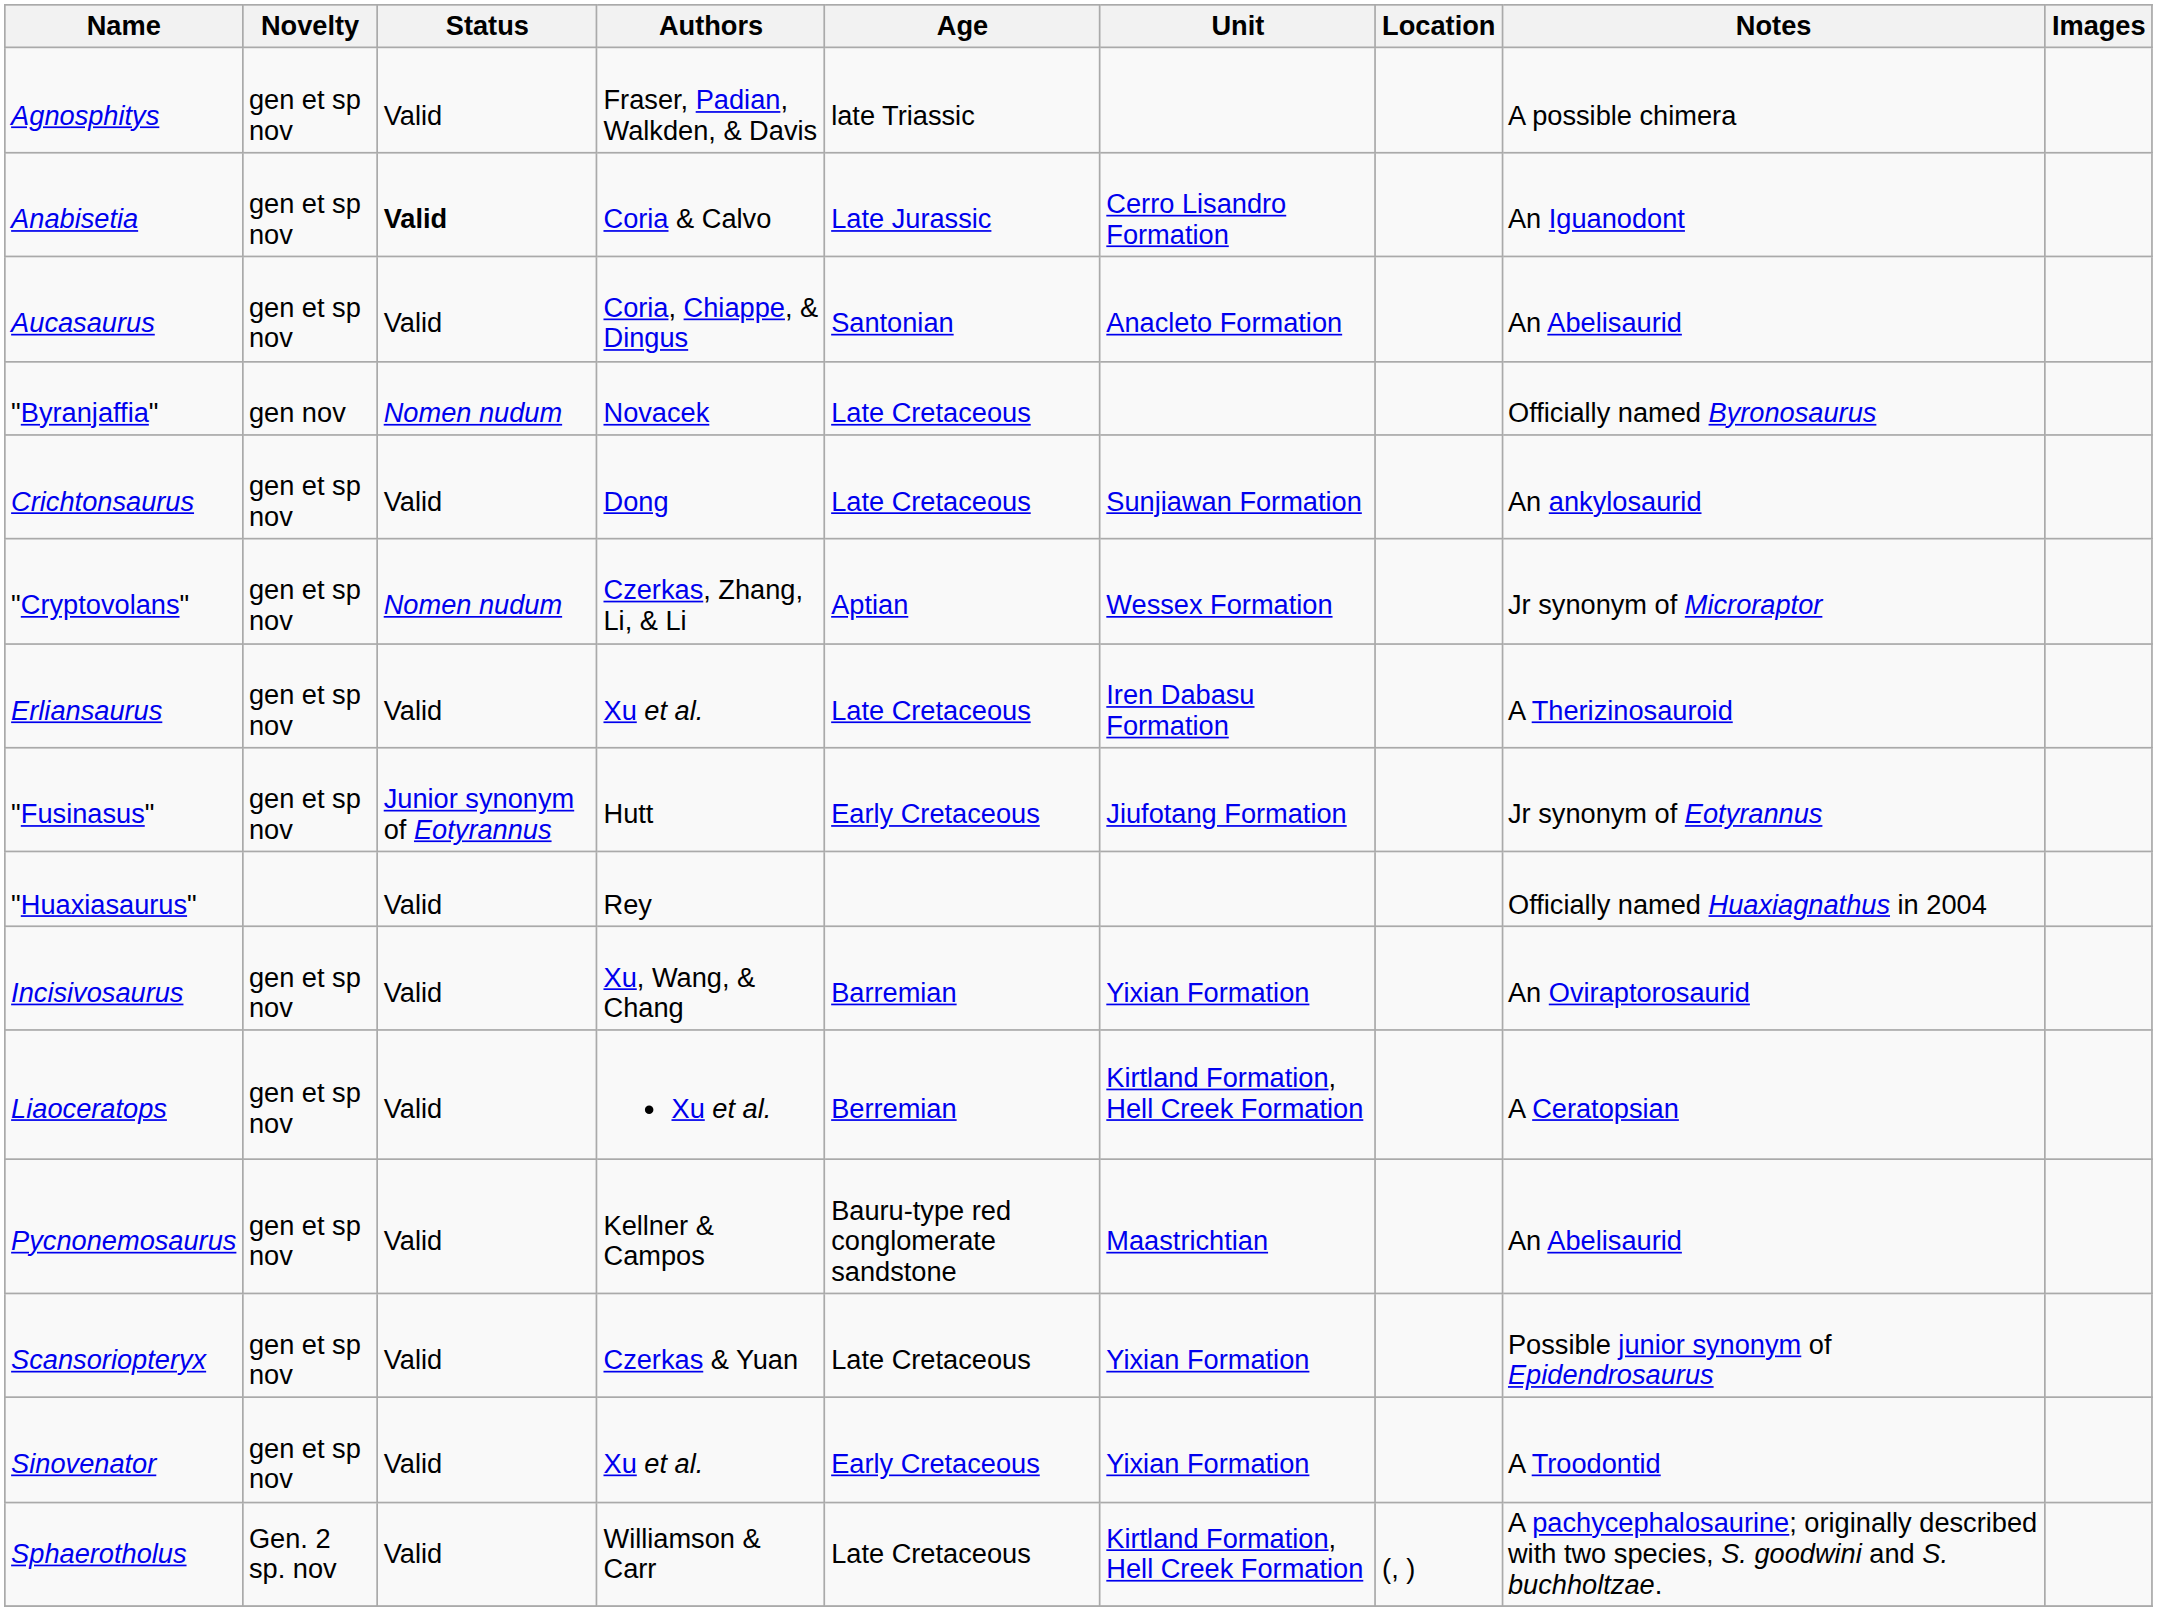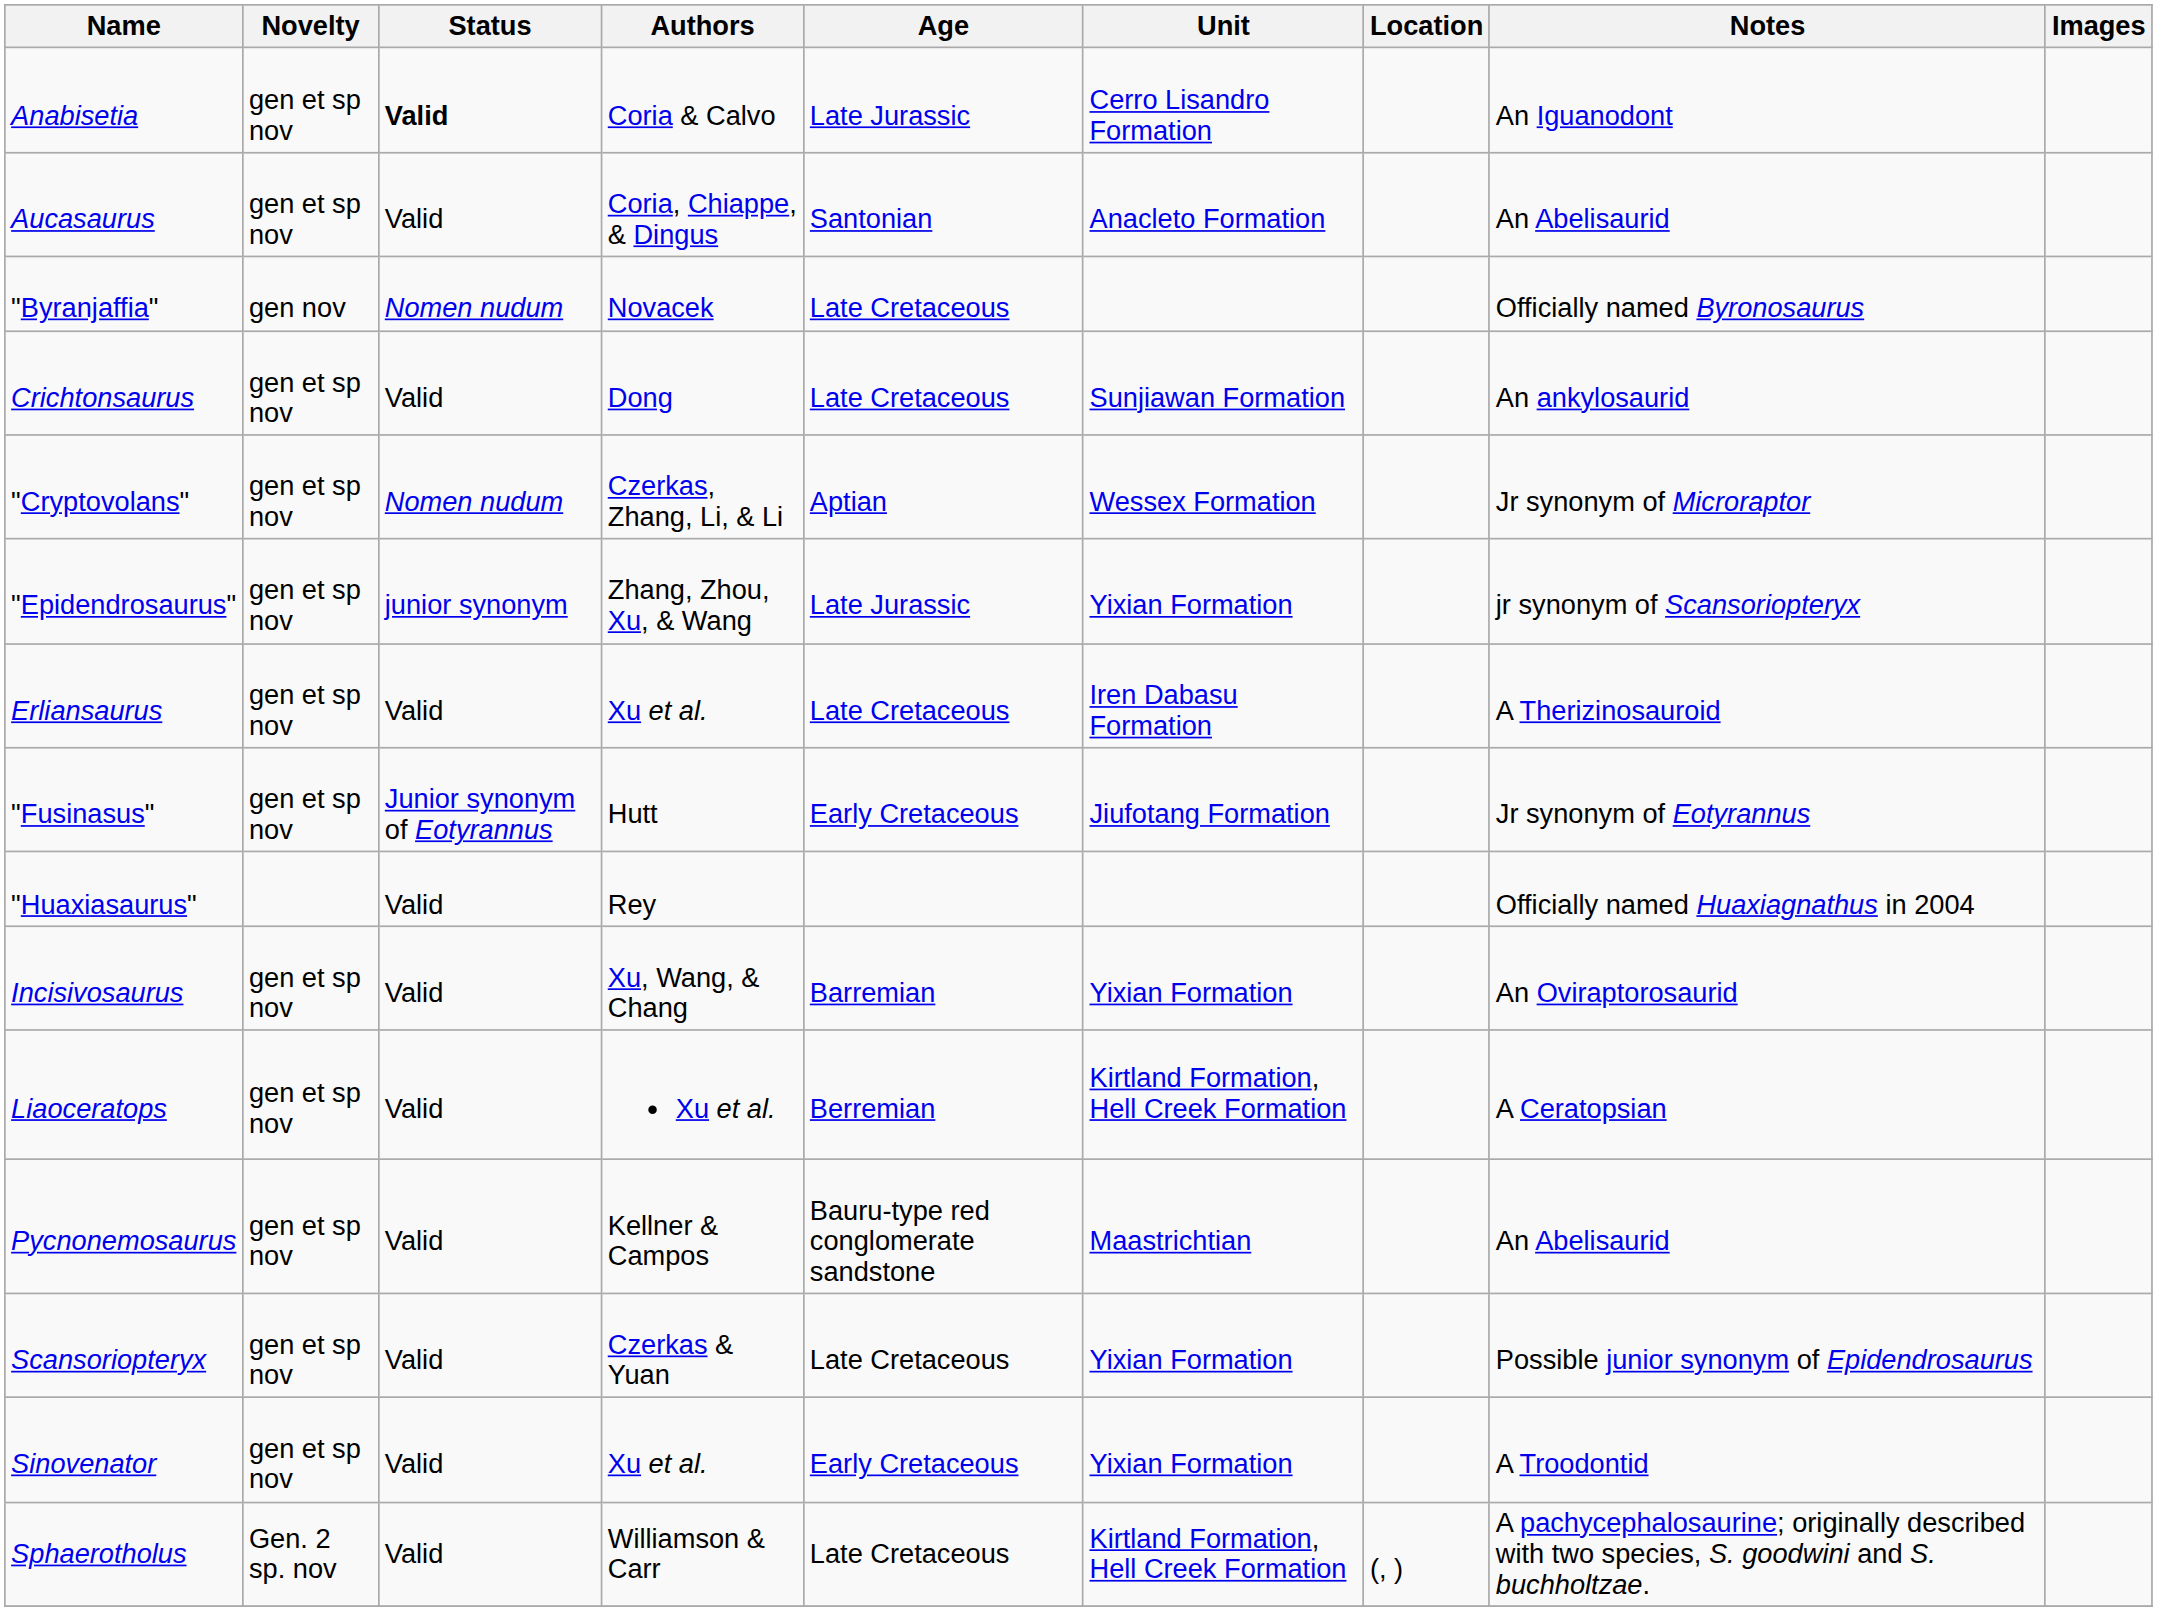- row: (85, 115)
+ row: (124, 606)
